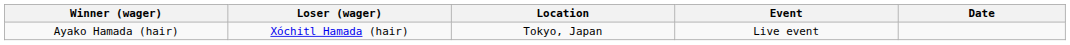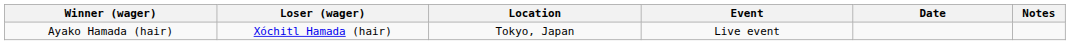+ column: (1039, 13)
